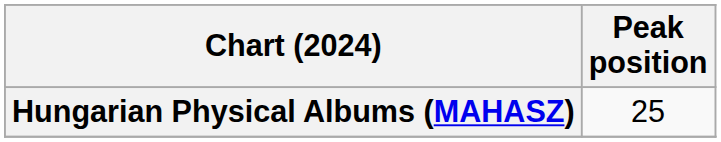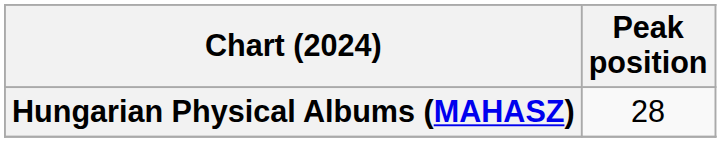(648, 111) 25 -> (648, 111) 28
